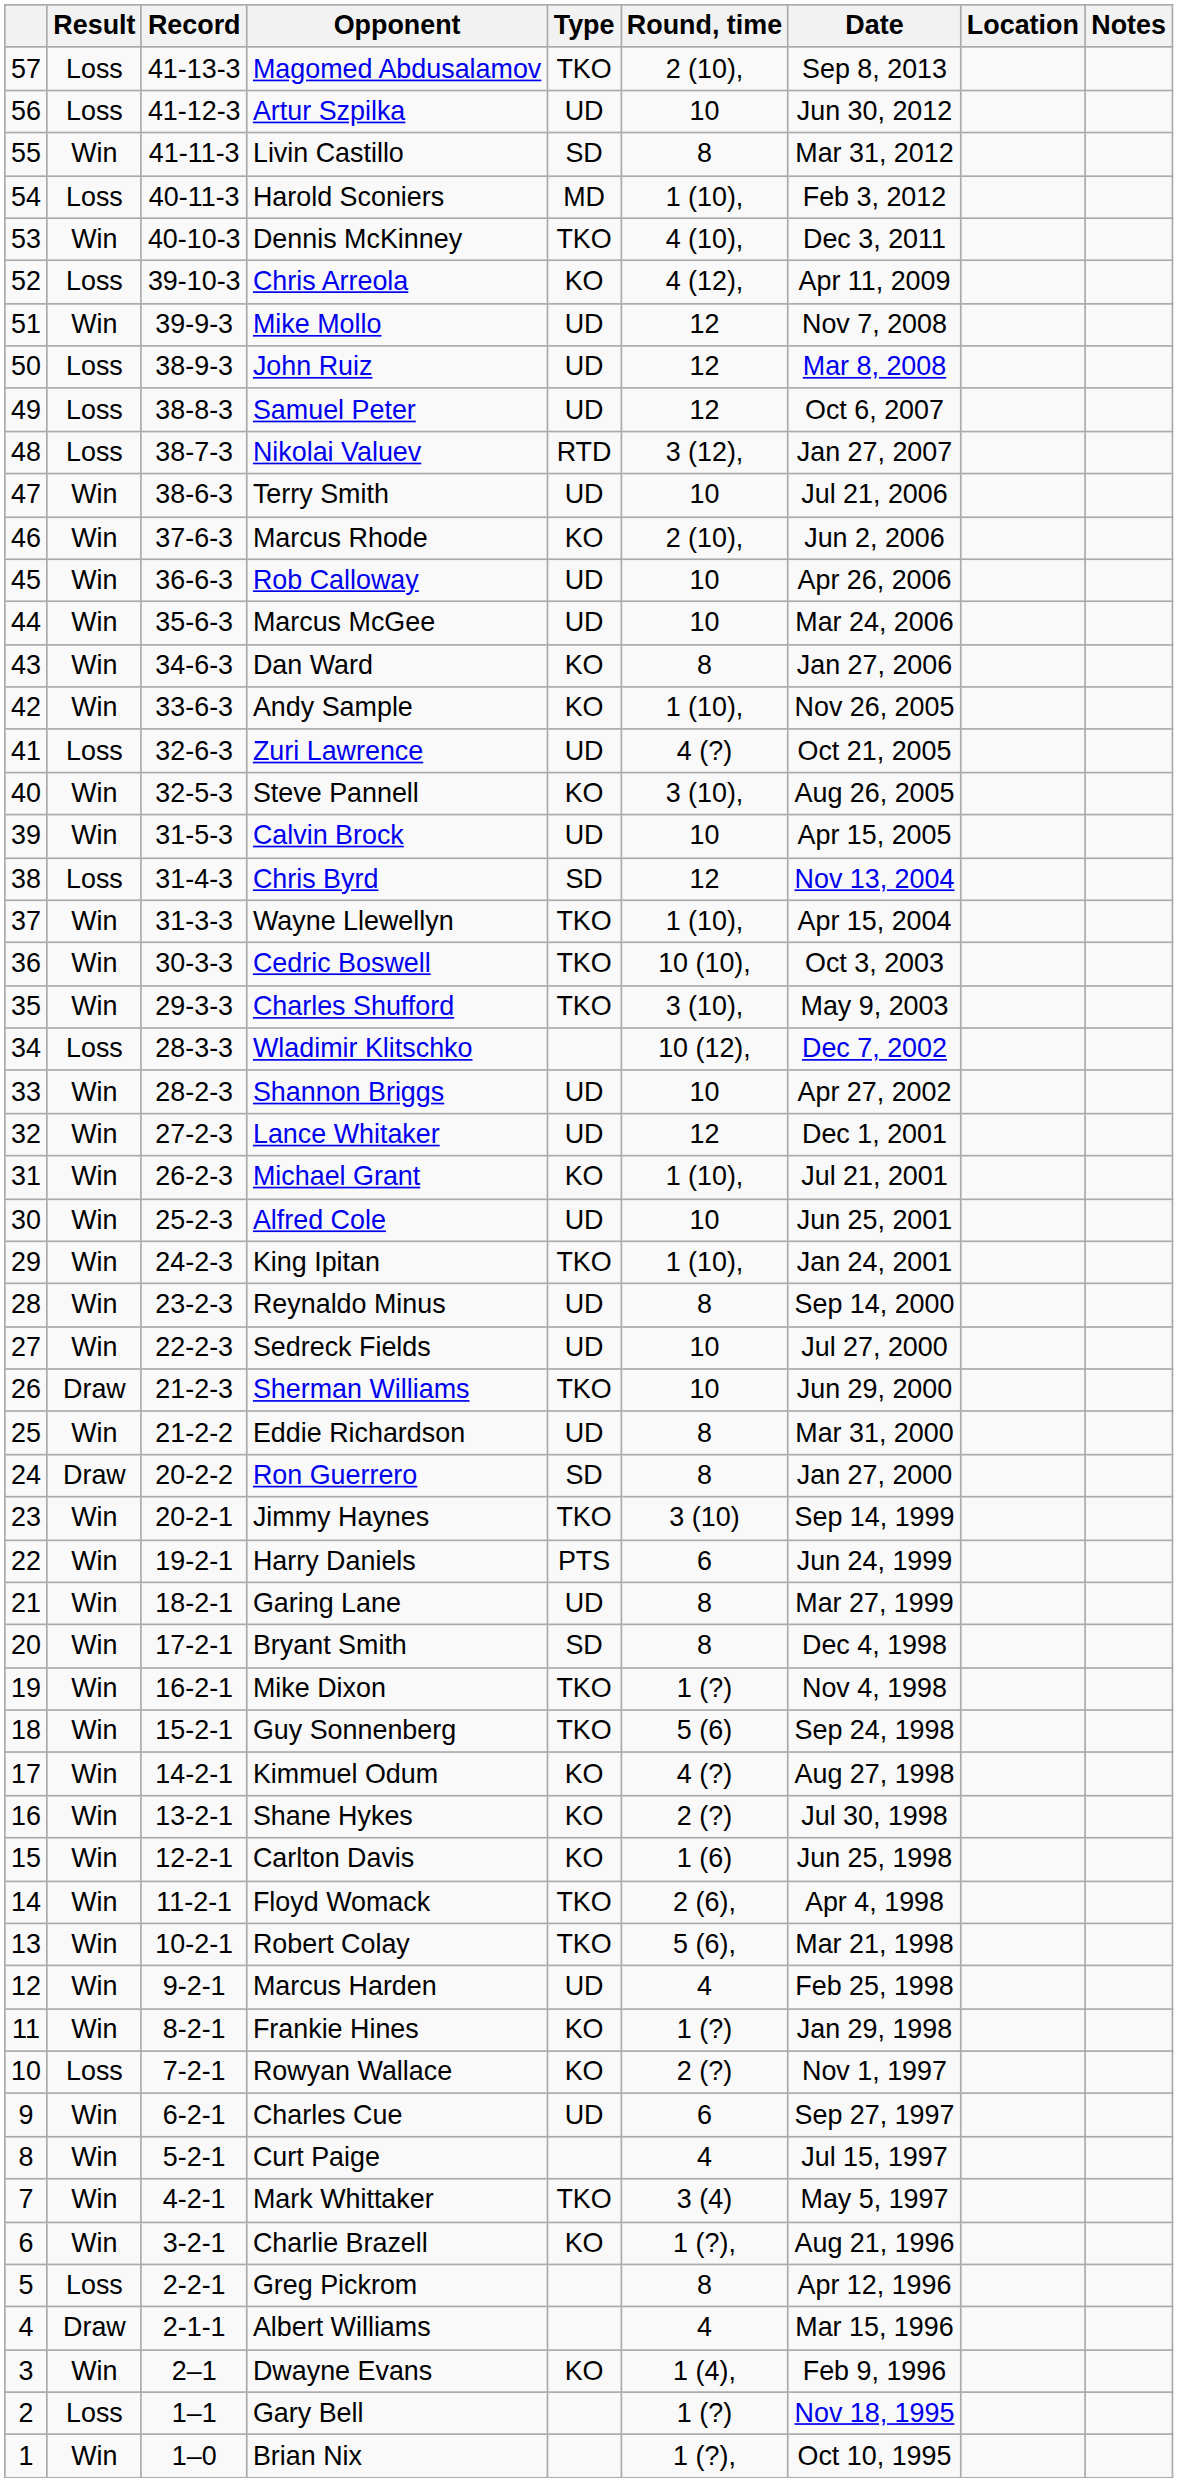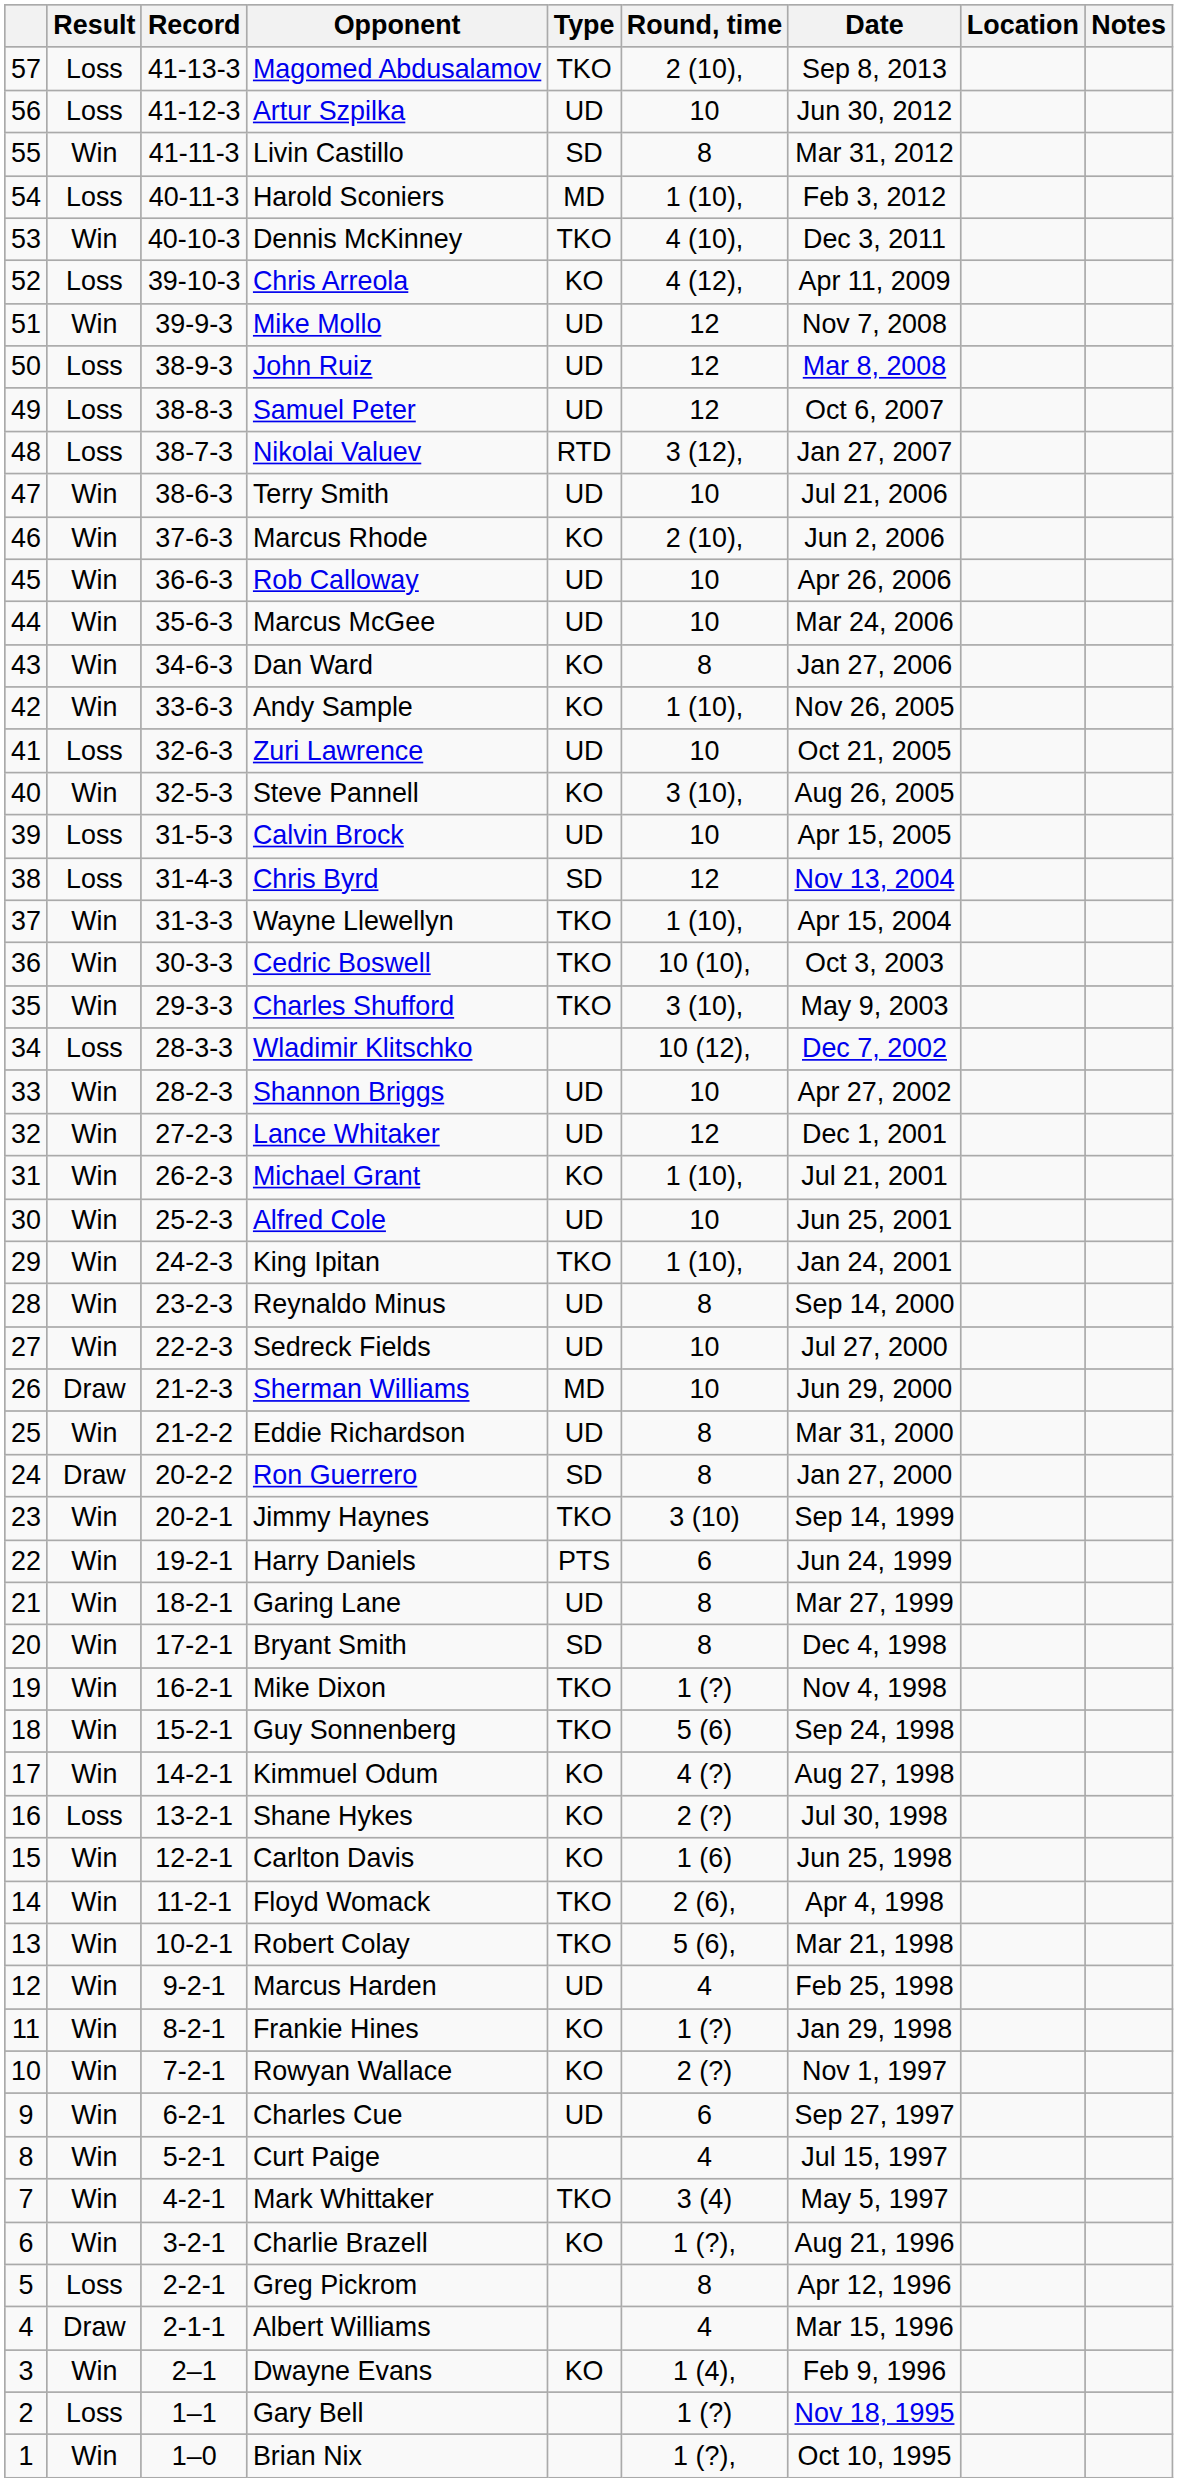(704, 750) 4 (?) -> (704, 750) 10
(94, 835) Win -> (94, 835) Loss
(584, 1389) TKO -> (584, 1389) MD
(94, 1816) Win -> (94, 1816) Loss
(94, 2072) Loss -> (94, 2072) Win
